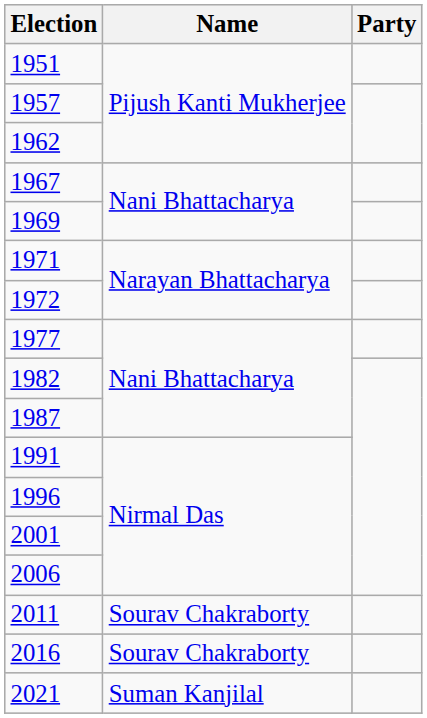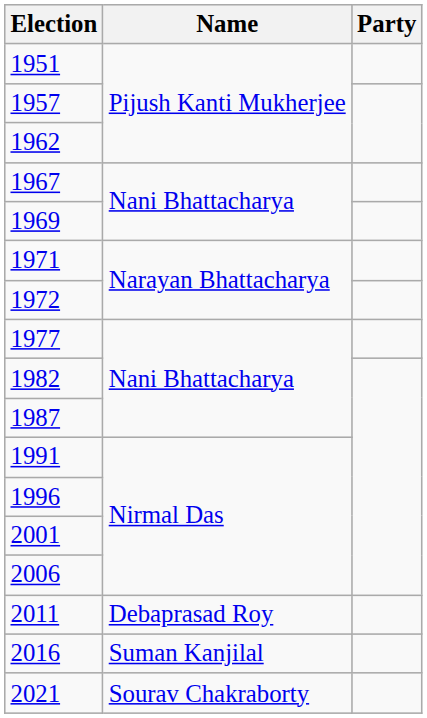(209, 614) Sourav Chakraborty -> (191, 614) Debaprasad Roy
(209, 653) Sourav Chakraborty -> (186, 653) Suman Kanjilal
(186, 692) Suman Kanjilal -> (209, 692) Sourav Chakraborty
